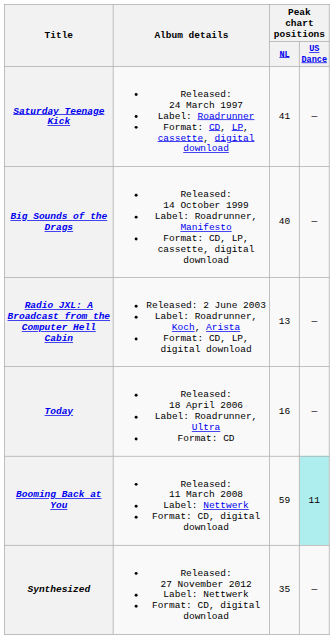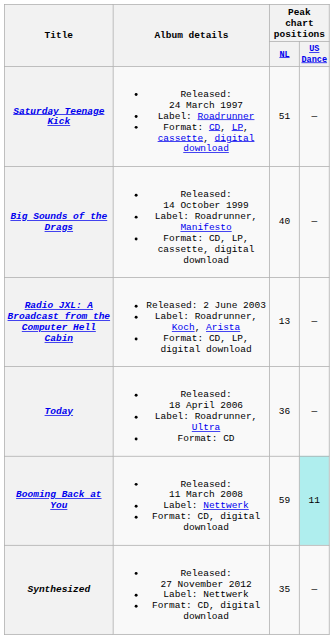(284, 116) 41 -> (284, 116) 51
(284, 411) 16 -> (284, 411) 36
